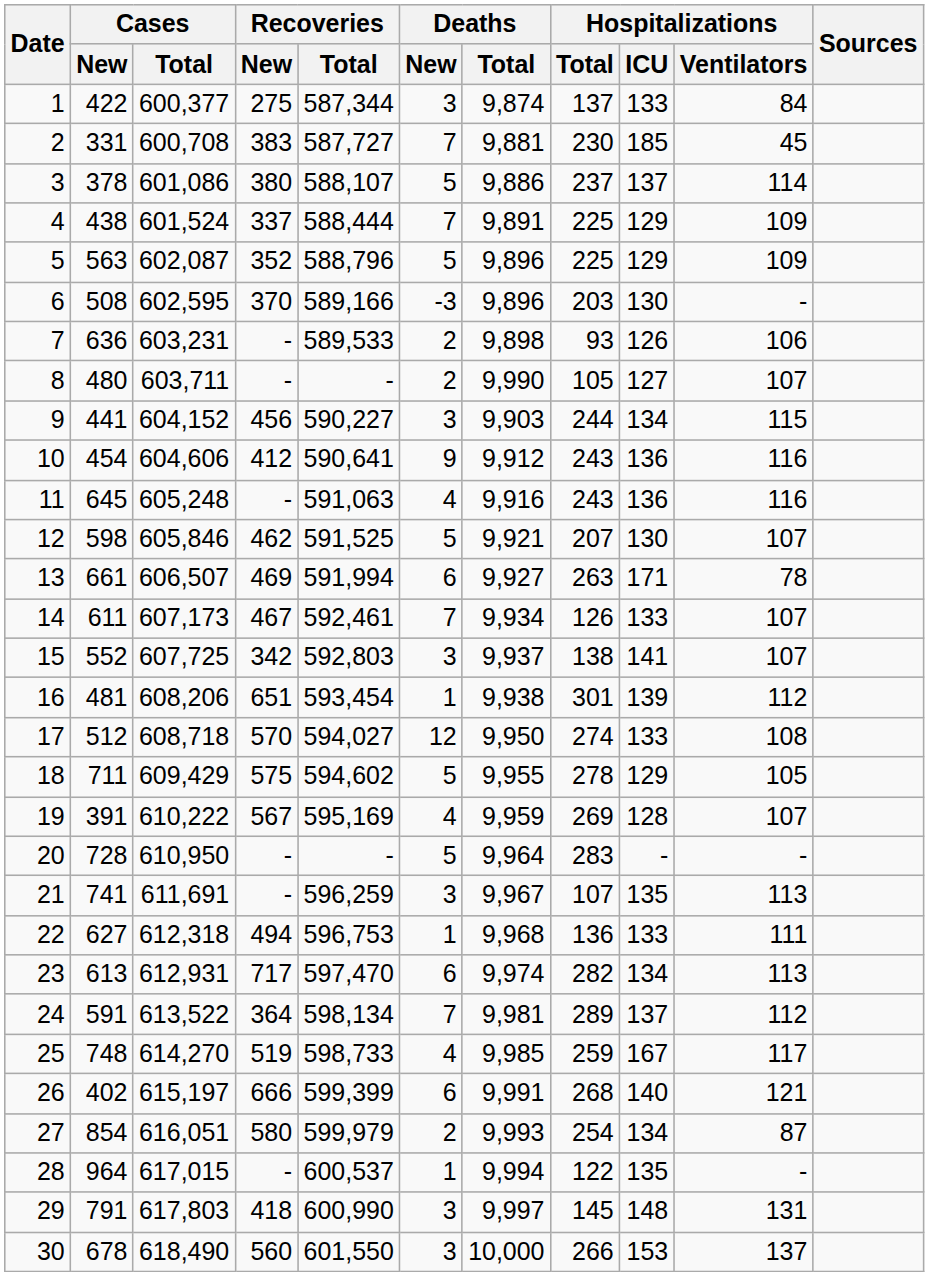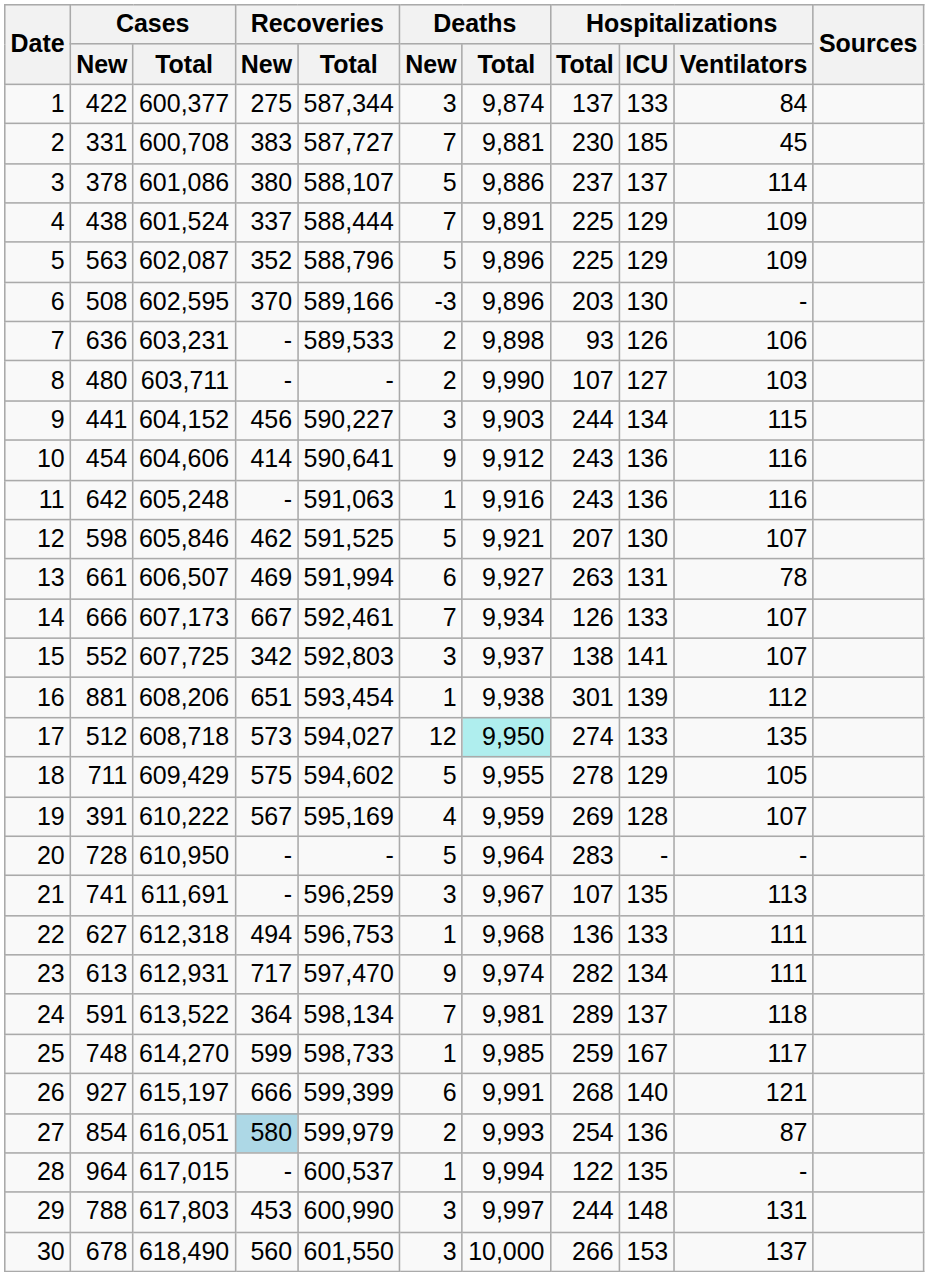(593, 380) 105 -> (593, 380) 107
(787, 380) 107 -> (787, 380) 103
(271, 459) 412 -> (271, 459) 414
(107, 499) 645 -> (107, 499) 642
(450, 499) 4 -> (450, 499) 1
(647, 578) 171 -> (647, 578) 131
(108, 618) 611 -> (107, 618) 666
(271, 618) 467 -> (271, 618) 667
(107, 697) 481 -> (107, 697) 881
(271, 736) 570 -> (271, 736) 573
(513, 736) no background -> (513, 736) paleturquoise background
(787, 736) 108 -> (787, 736) 135
(450, 974) 6 -> (450, 974) 9
(787, 974) 113 -> (788, 974) 111
(787, 1013) 112 -> (787, 1013) 118
(271, 1053) 519 -> (271, 1053) 599
(450, 1053) 4 -> (450, 1053) 1
(107, 1093) 402 -> (107, 1093) 927
(271, 1132) no background -> (271, 1132) lightblue background
(647, 1132) 134 -> (647, 1132) 136
(107, 1211) 791 -> (107, 1211) 788
(271, 1211) 418 -> (271, 1211) 453
(593, 1211) 145 -> (593, 1211) 244
